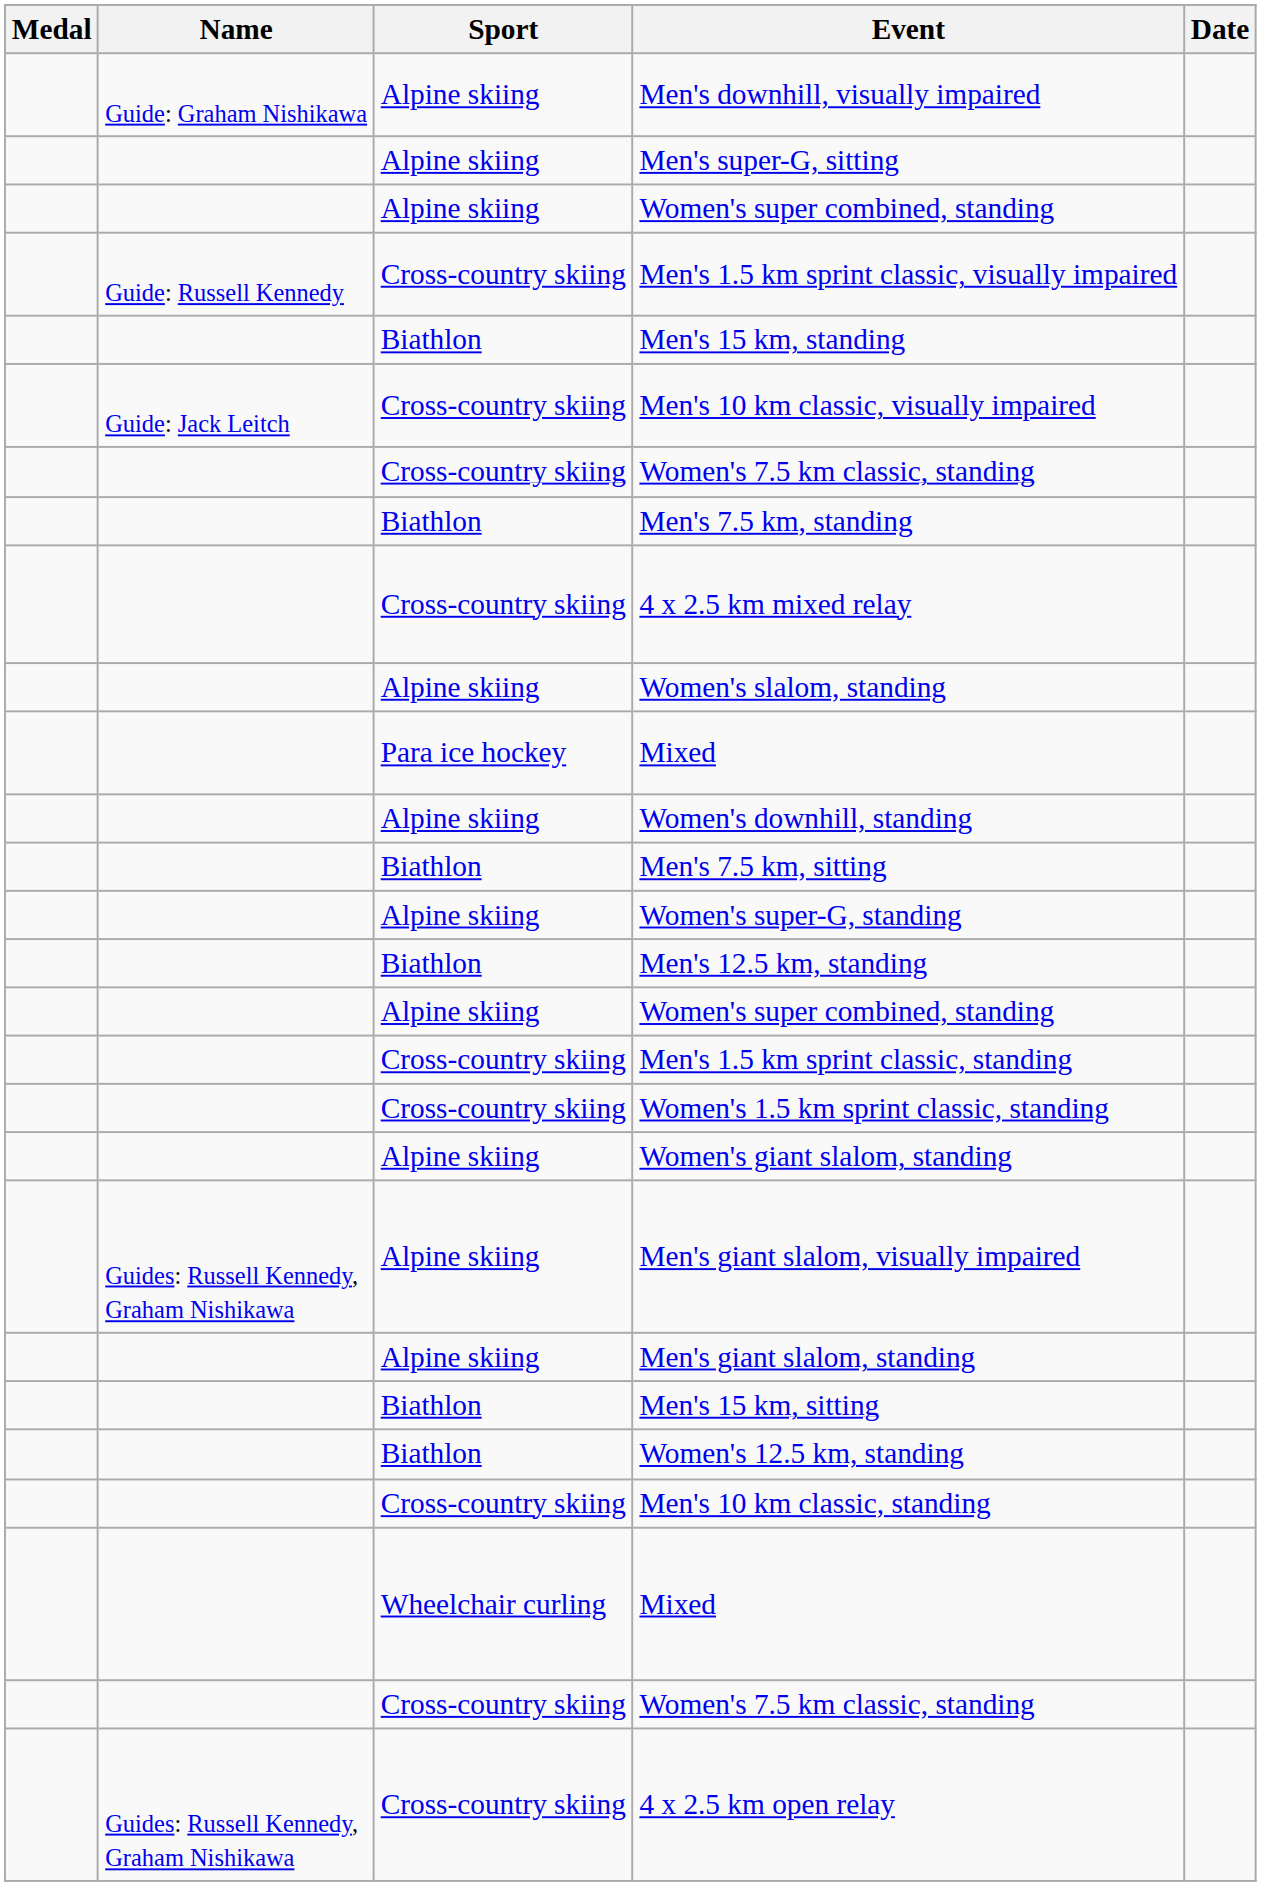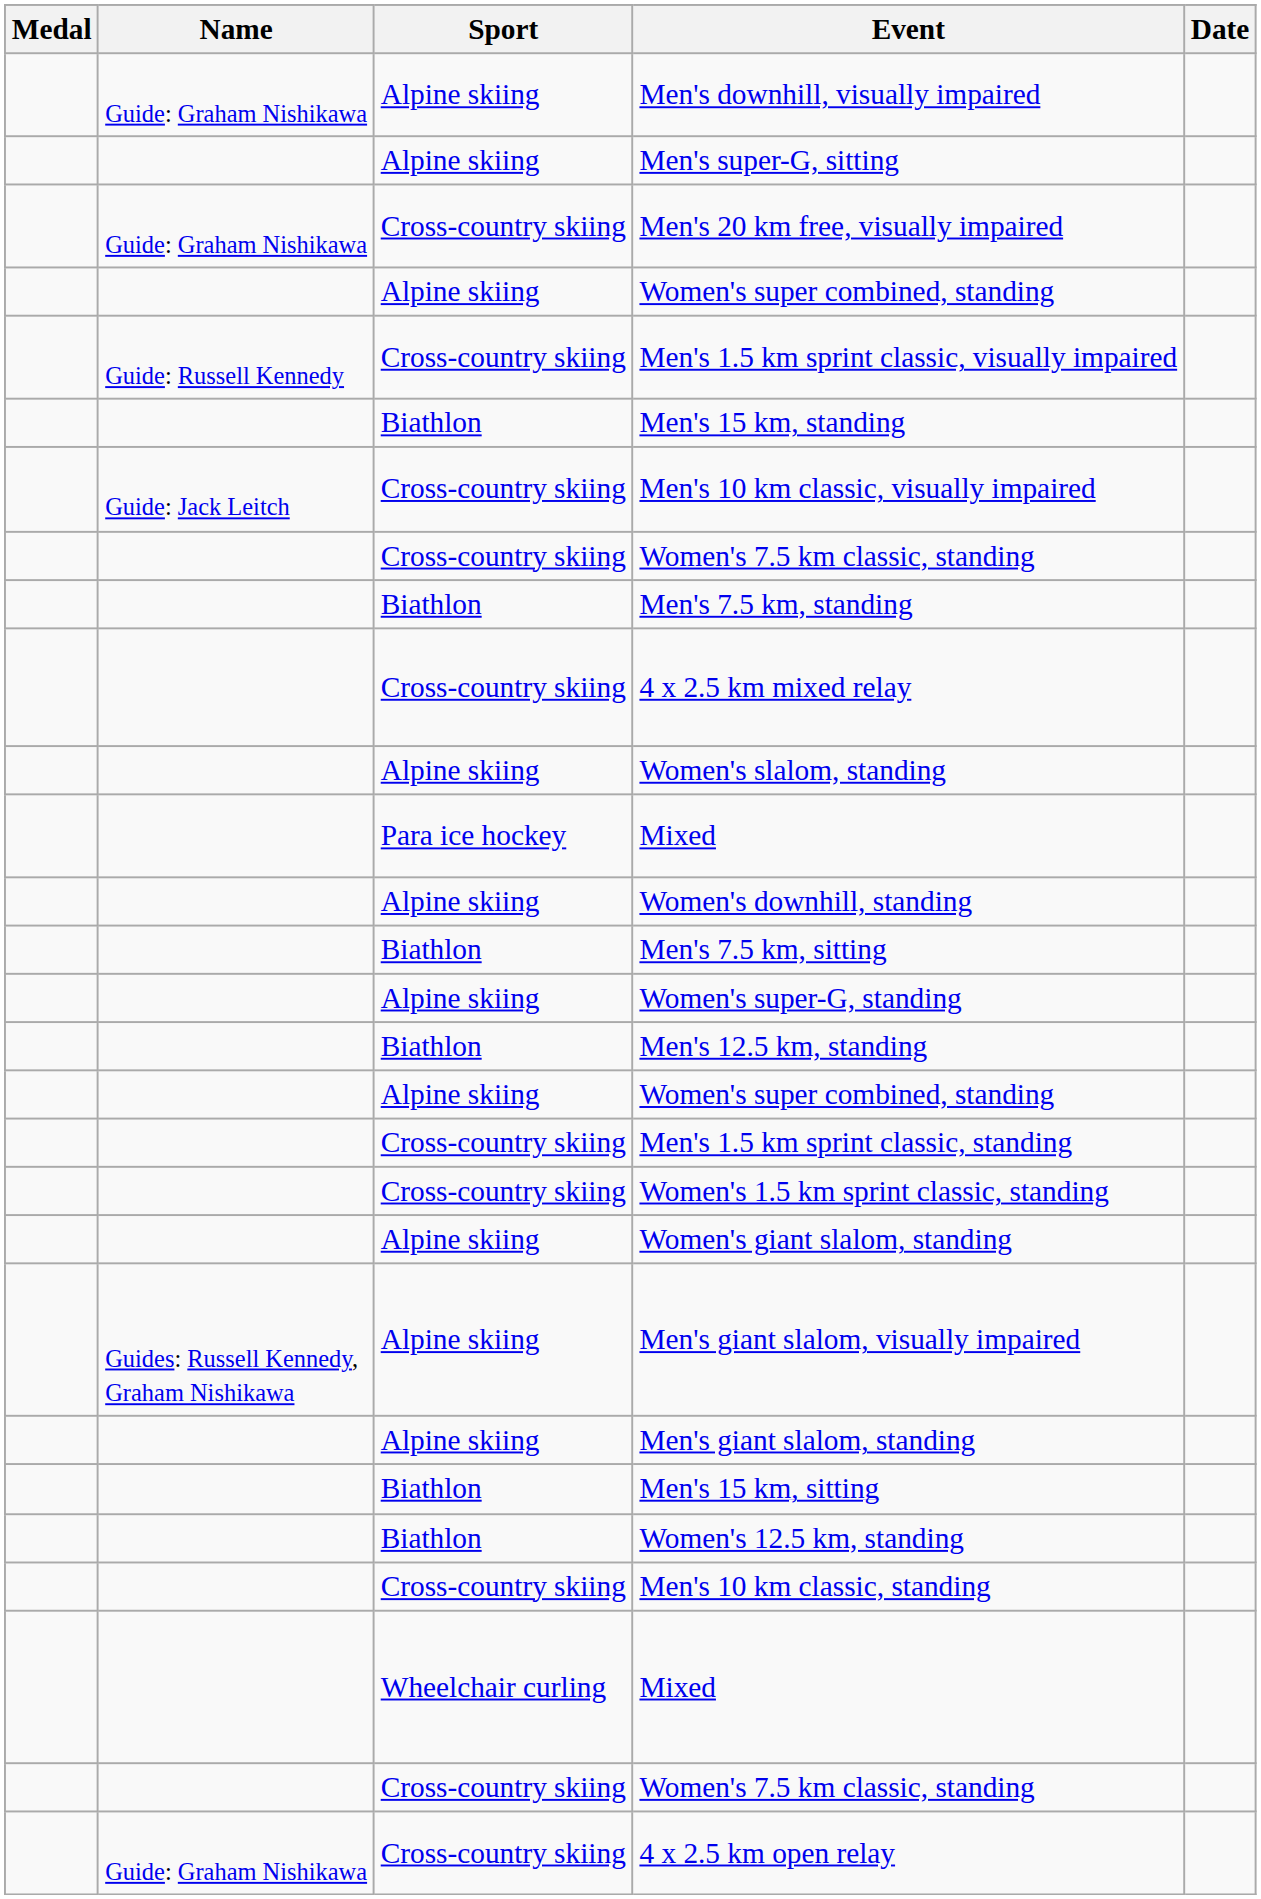+ row: (503, 226)
(232, 1841) Guides: Russell Kennedy, Graham Nishikawa -> (236, 1872) Guide: Graham Nishikawa
